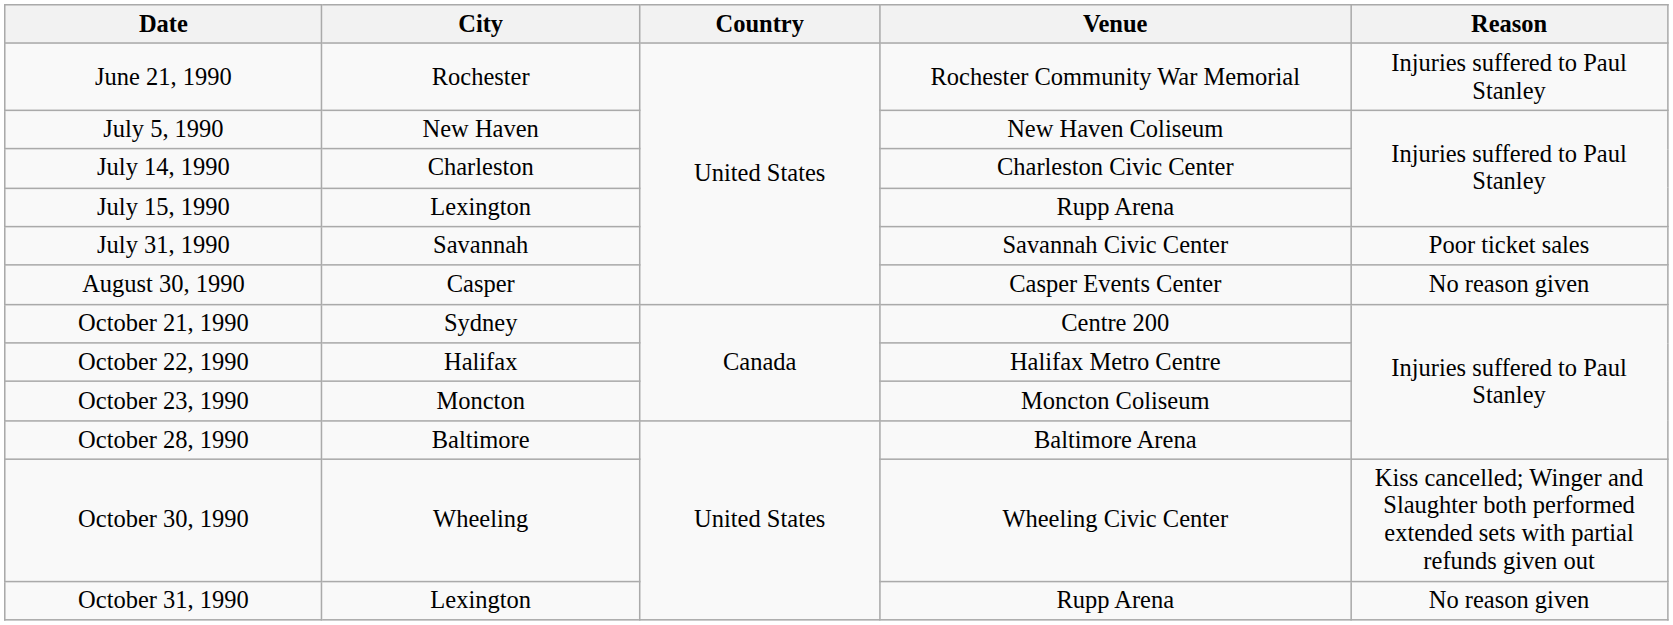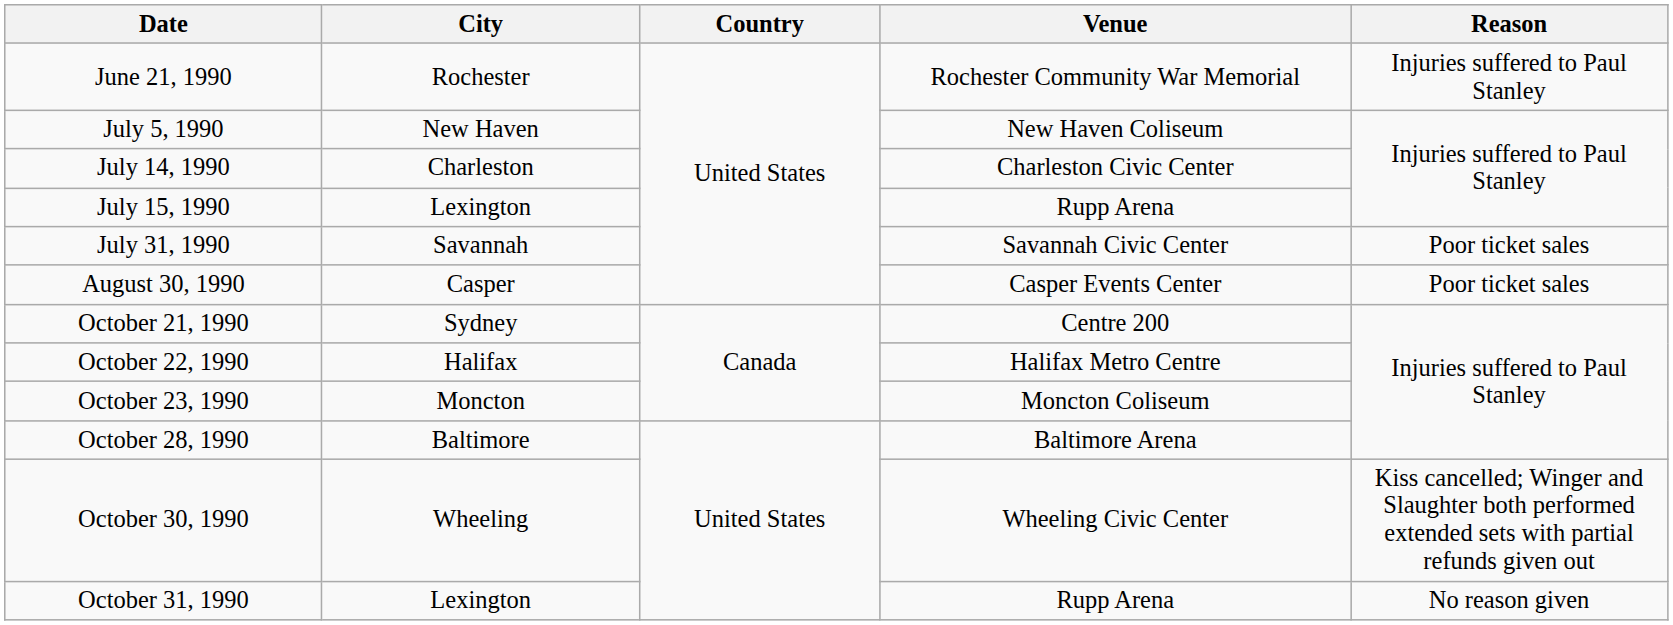(1509, 284) No reason given -> (1509, 284) Poor ticket sales
